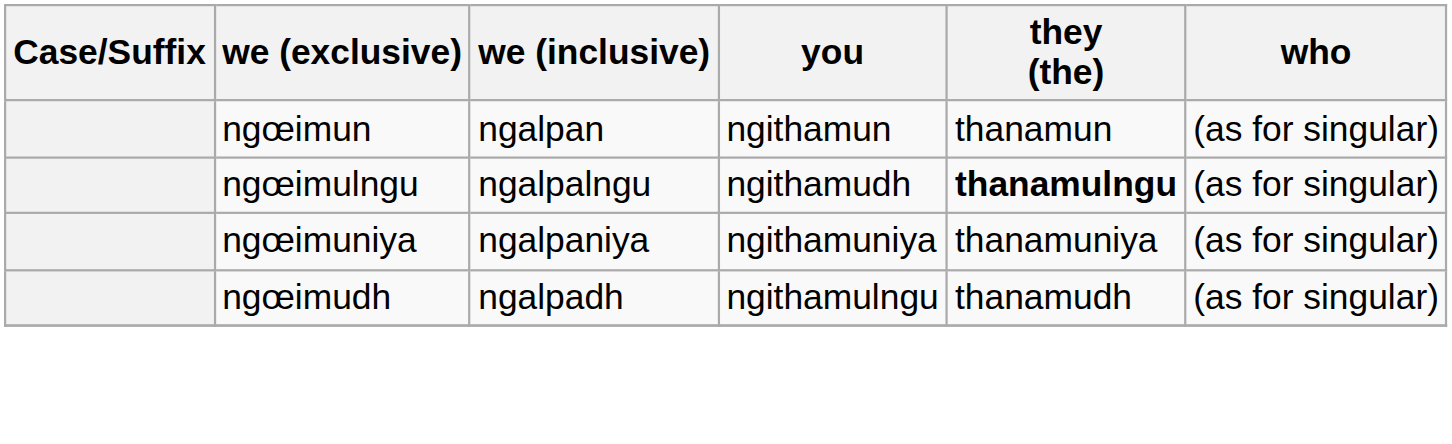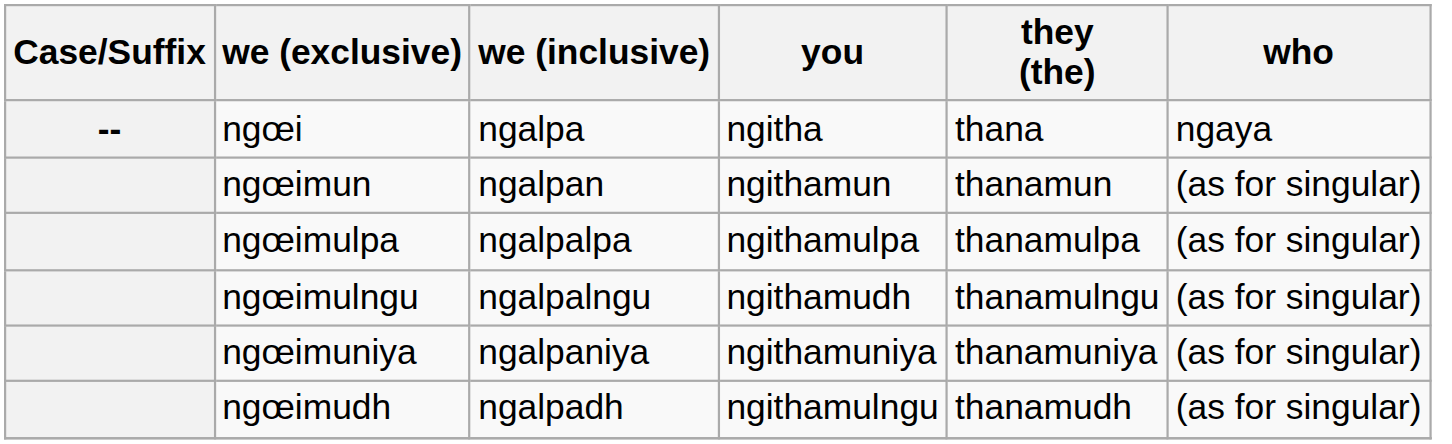+ row: (262, 128)
+ row: (311, 240)
(1066, 184) bold -> (1057, 296) normal
